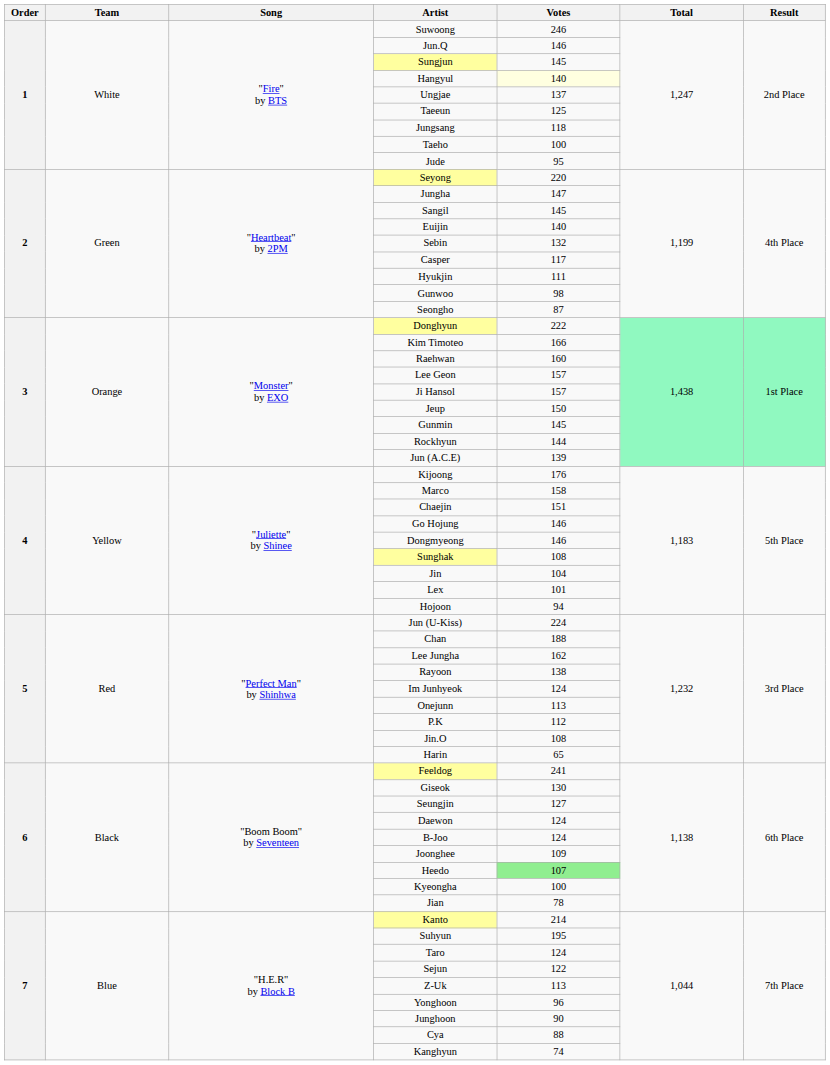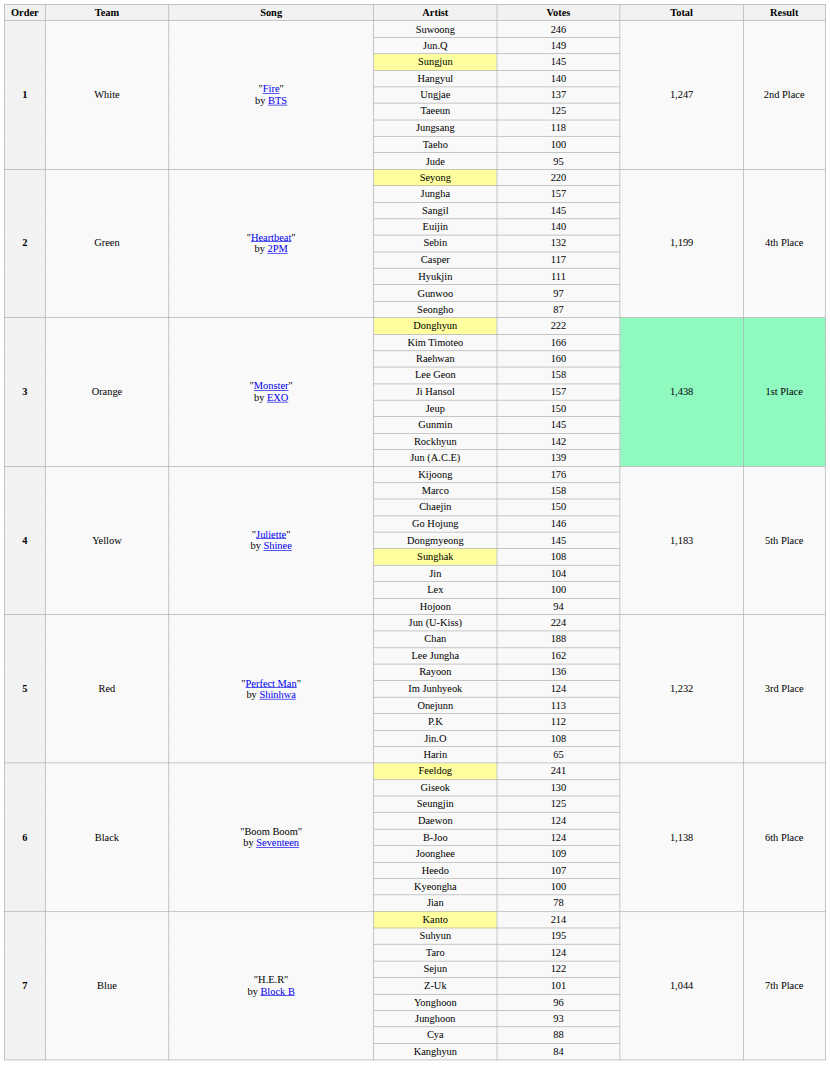(558, 45) 146 -> (558, 45) 149
(558, 78) lightyellow background -> (558, 78) no background
(558, 194) 147 -> (558, 194) 157
(558, 293) 98 -> (558, 293) 97
(558, 375) 157 -> (558, 375) 158
(558, 441) 144 -> (558, 441) 142
(558, 507) 151 -> (558, 507) 150
(558, 540) 146 -> (558, 540) 145
(558, 590) 101 -> (558, 590) 100
(558, 672) 138 -> (558, 672) 136
(558, 804) 127 -> (558, 804) 125
(558, 870) lightgreen background -> (558, 870) no background
(558, 985) 113 -> (558, 985) 101
(558, 1018) 90 -> (558, 1018) 93
(558, 1051) 74 -> (558, 1051) 84
